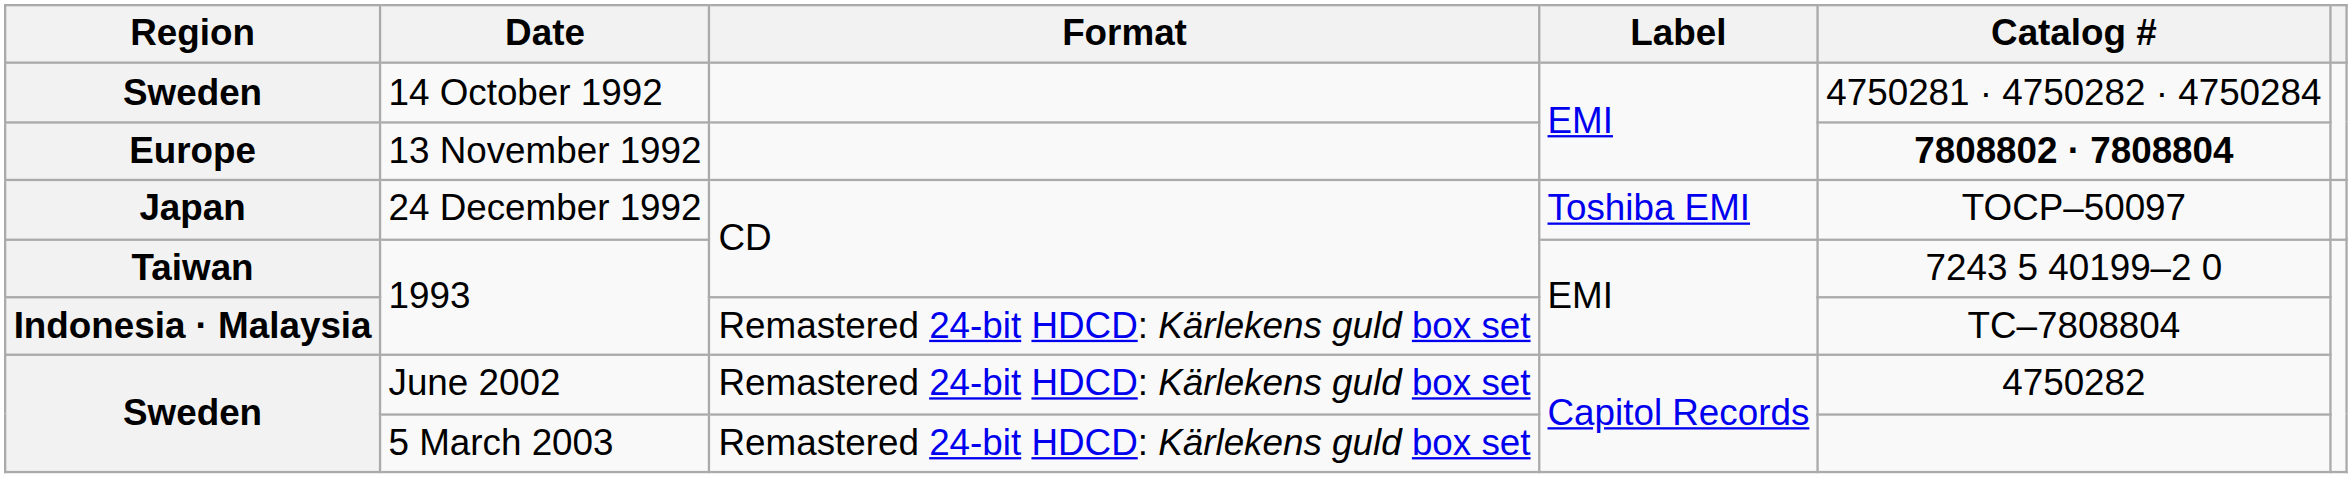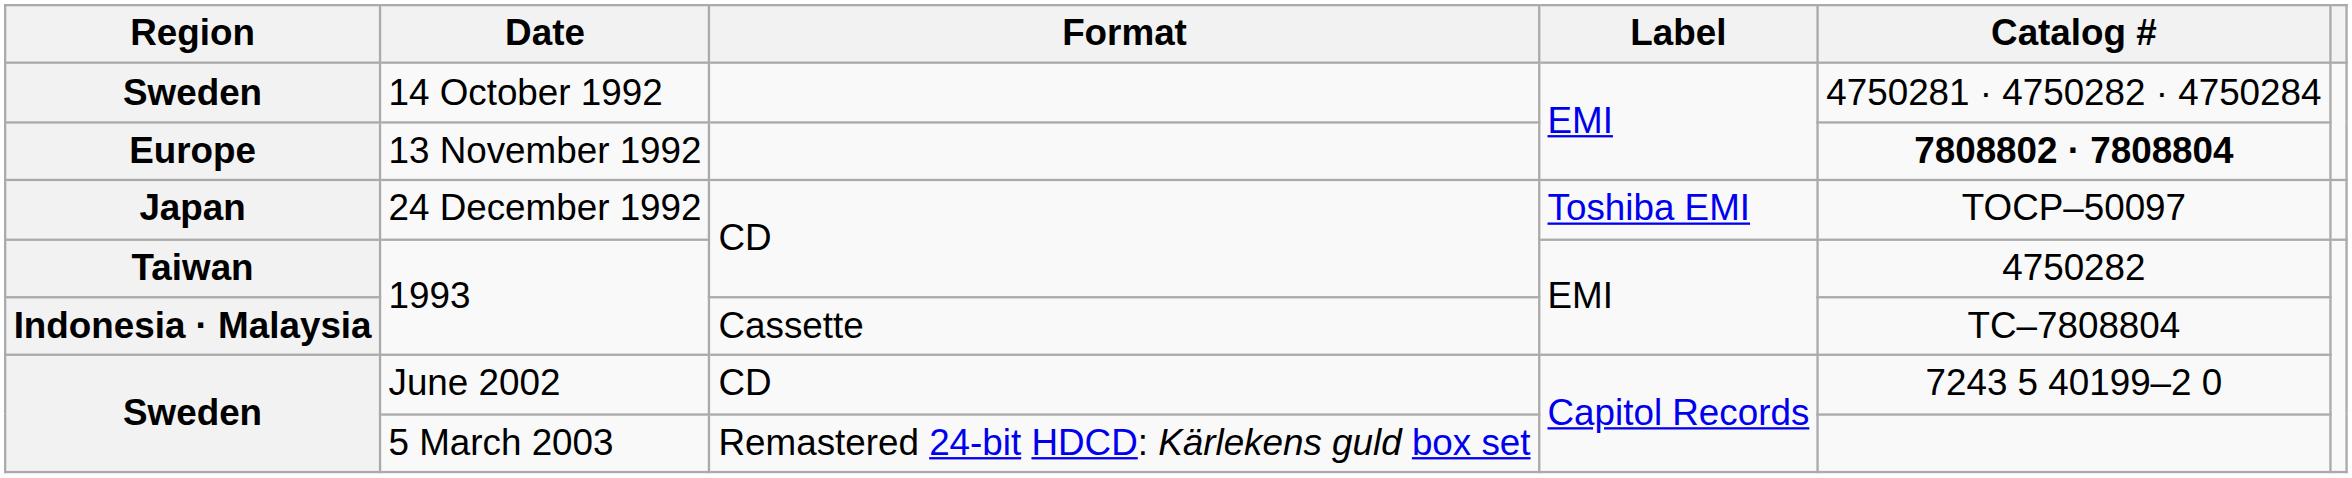(2074, 267) 7243 5 40199–2 0 -> (2074, 267) 4750282
(1125, 325) Remastered 24-bit HDCD: Kärlekens guld box set -> (791, 325) Cassette
(1125, 383) Remastered 24-bit HDCD: Kärlekens guld box set -> (745, 383) CD
(2074, 383) 4750282 -> (2074, 383) 7243 5 40199–2 0
